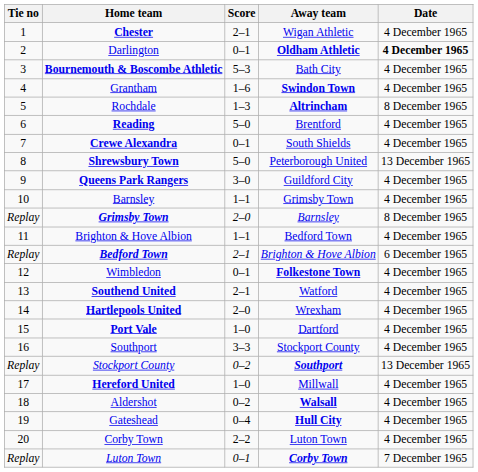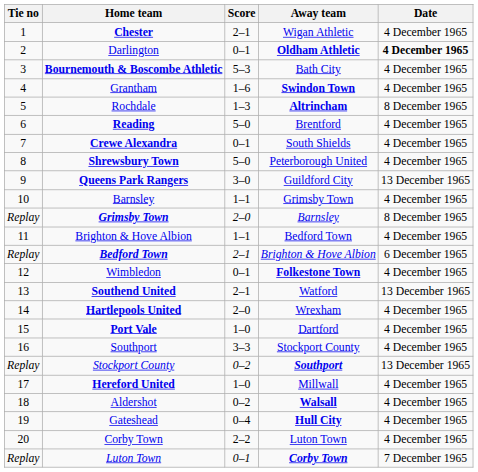(426, 161) 13 December 1965 -> (426, 161) 4 December 1965
(426, 180) 4 December 1965 -> (426, 180) 13 December 1965
(426, 291) 4 December 1965 -> (426, 291) 13 December 1965
